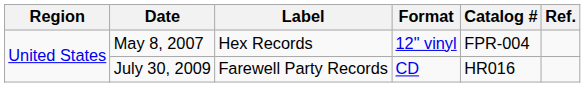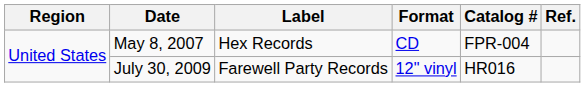(426, 43) 12" vinyl -> (407, 43) CD
(407, 69) CD -> (426, 69) 12" vinyl
